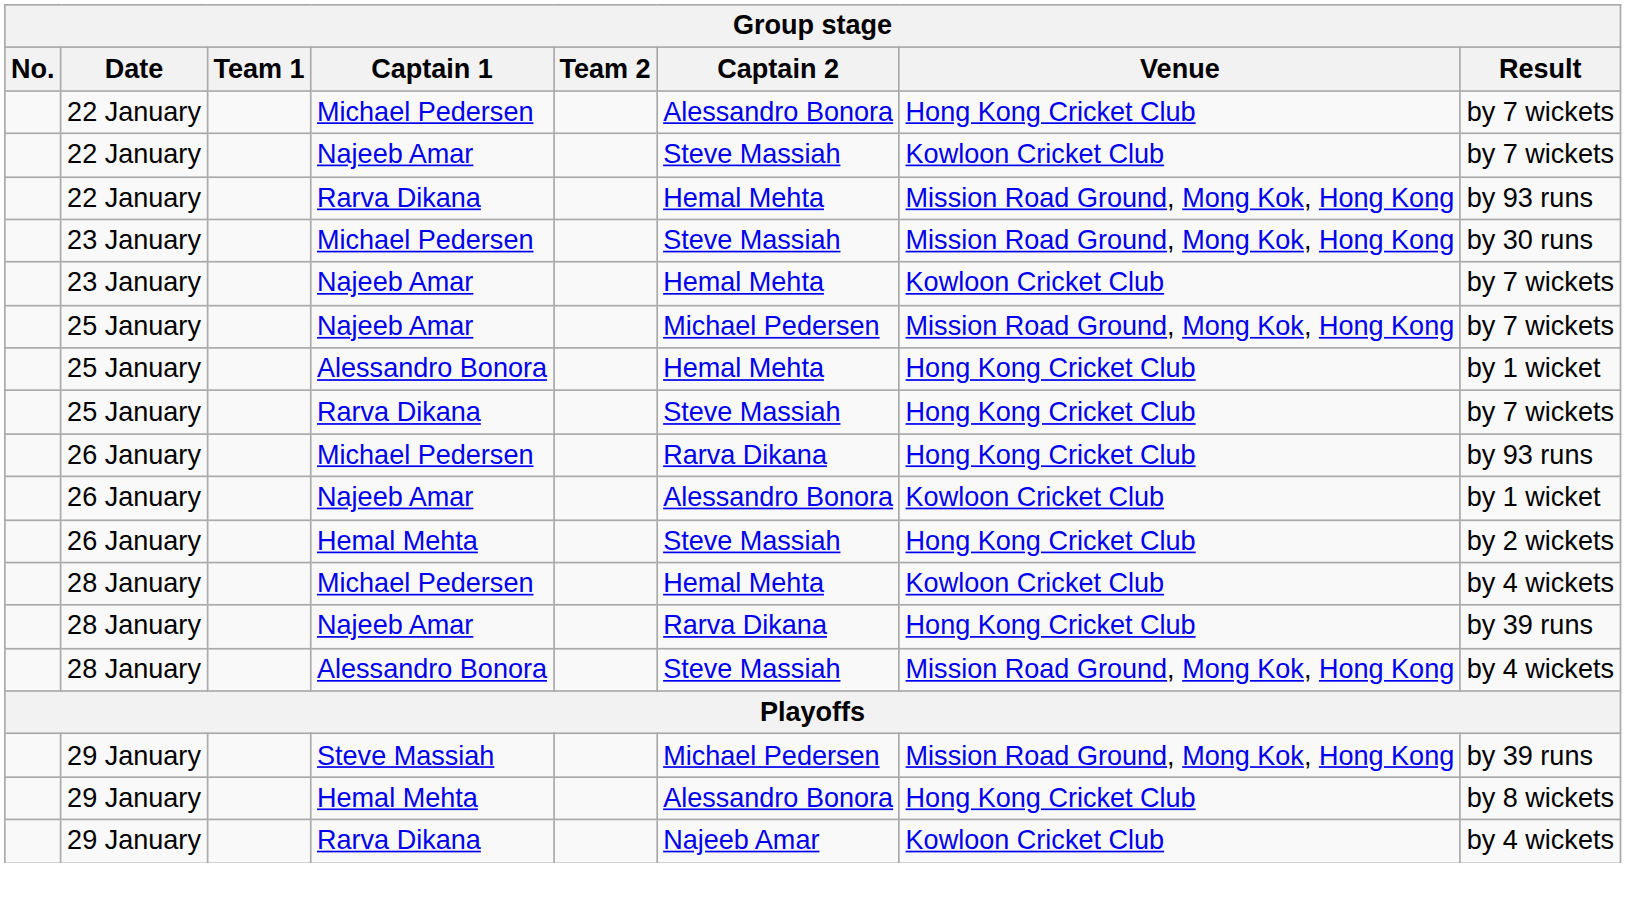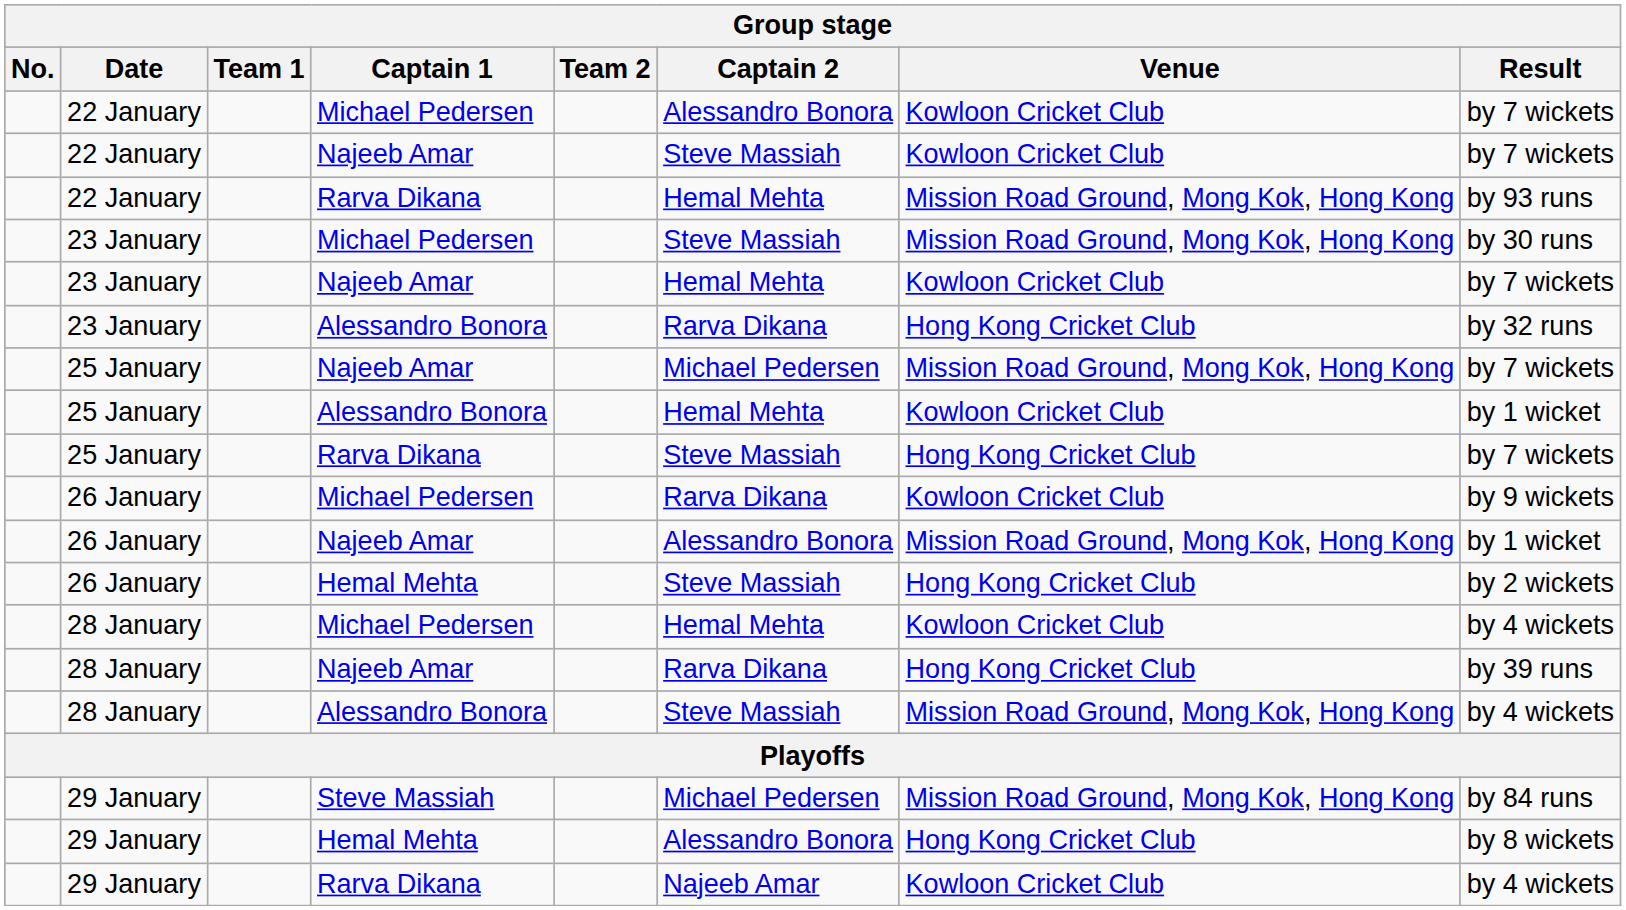(1051, 111) Hong Kong Cricket Club -> (1035, 111) Kowloon Cricket Club
+ row: (134, 326)
(1051, 369) Hong Kong Cricket Club -> (1035, 411) Kowloon Cricket Club
(1051, 454) Hong Kong Cricket Club -> (1035, 497) Kowloon Cricket Club
(1530, 454) by 93 runs -> (1540, 497) by 9 wickets
(1035, 497) Kowloon Cricket Club -> (1180, 540) Mission Road Ground, Mong Kok, Hong Kong
(1530, 754) by 39 runs -> (1530, 797) by 84 runs
